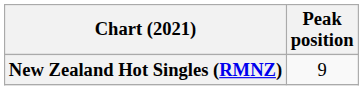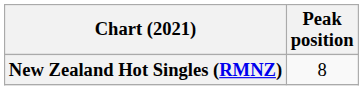(322, 69) 9 -> (322, 69) 8
